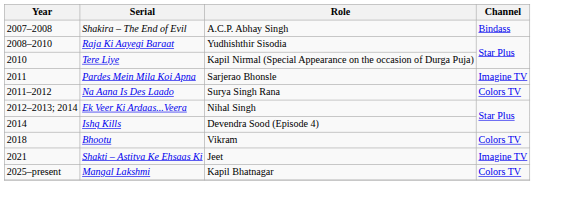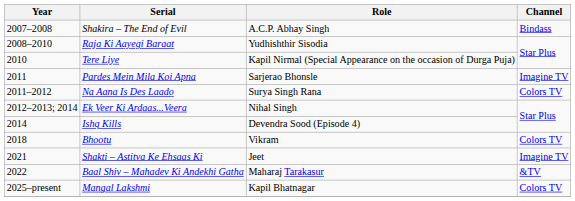+ row: (163, 172)
